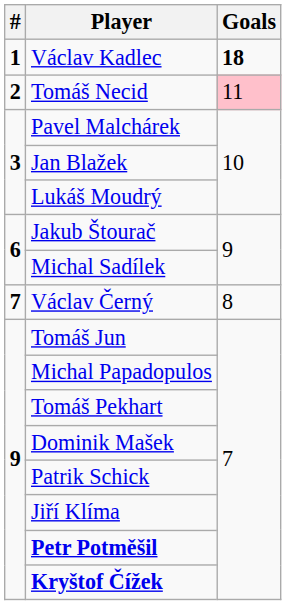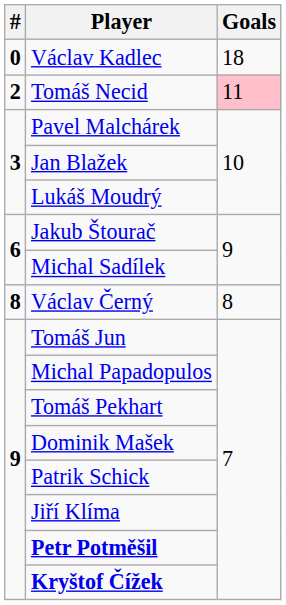(15, 57) 1 -> (15, 57) 0
(233, 57) bold -> (233, 57) normal
(15, 302) 7 -> (15, 302) 8
